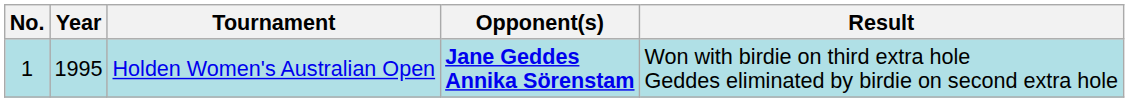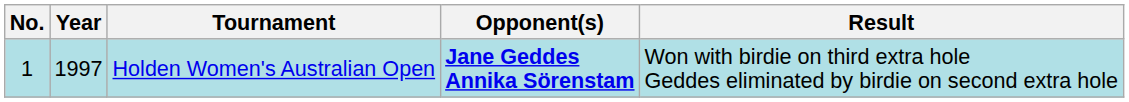(78, 68) 1995 -> (78, 68) 1997
